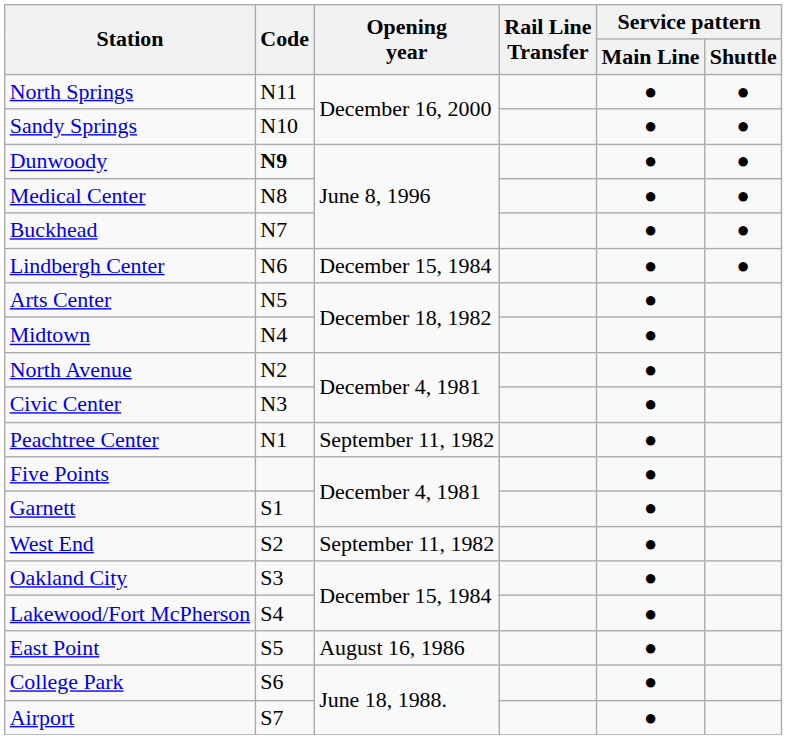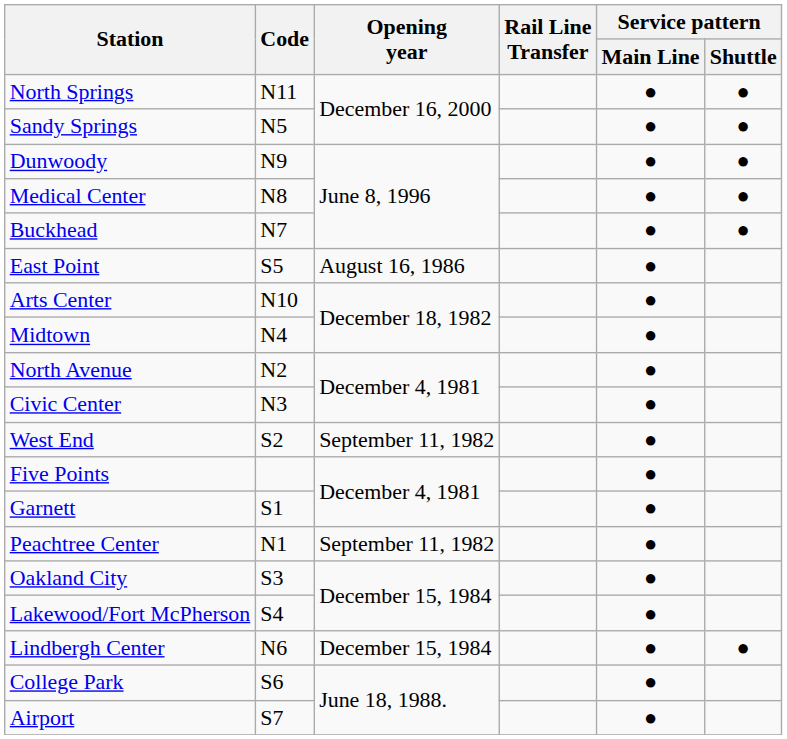(279, 126) N10 -> (274, 126) N5
(274, 160) bold -> (274, 160) normal
rows swapped: (87, 265) <-> (54, 647)
(274, 299) N5 -> (279, 299) N10
rows swapped: (84, 439) <-> (52, 543)
